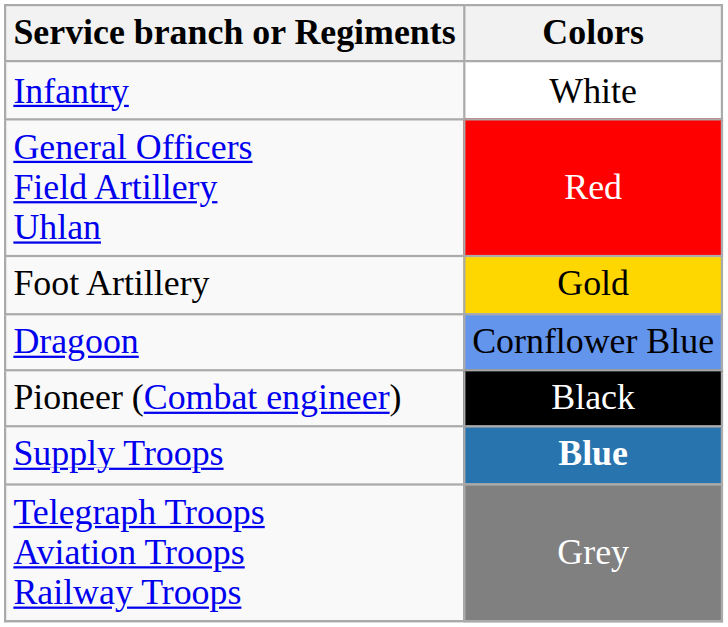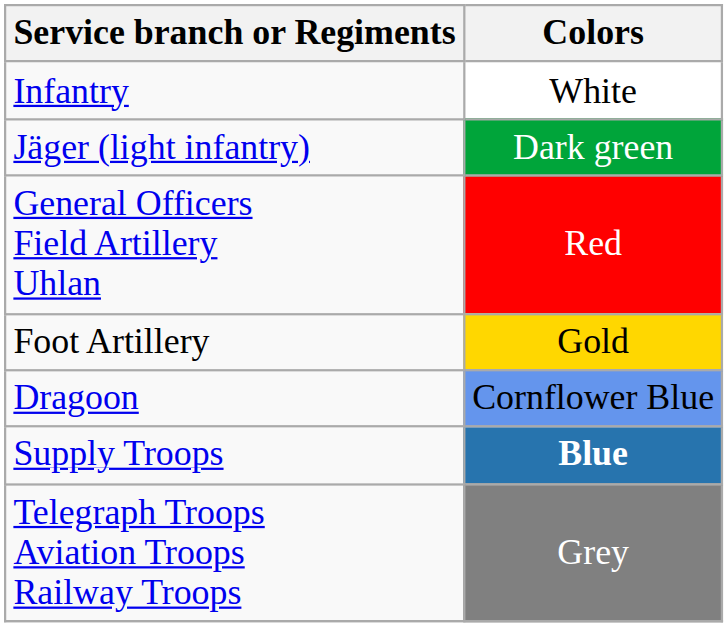+ row: (162, 146)
- row: (207, 397)
